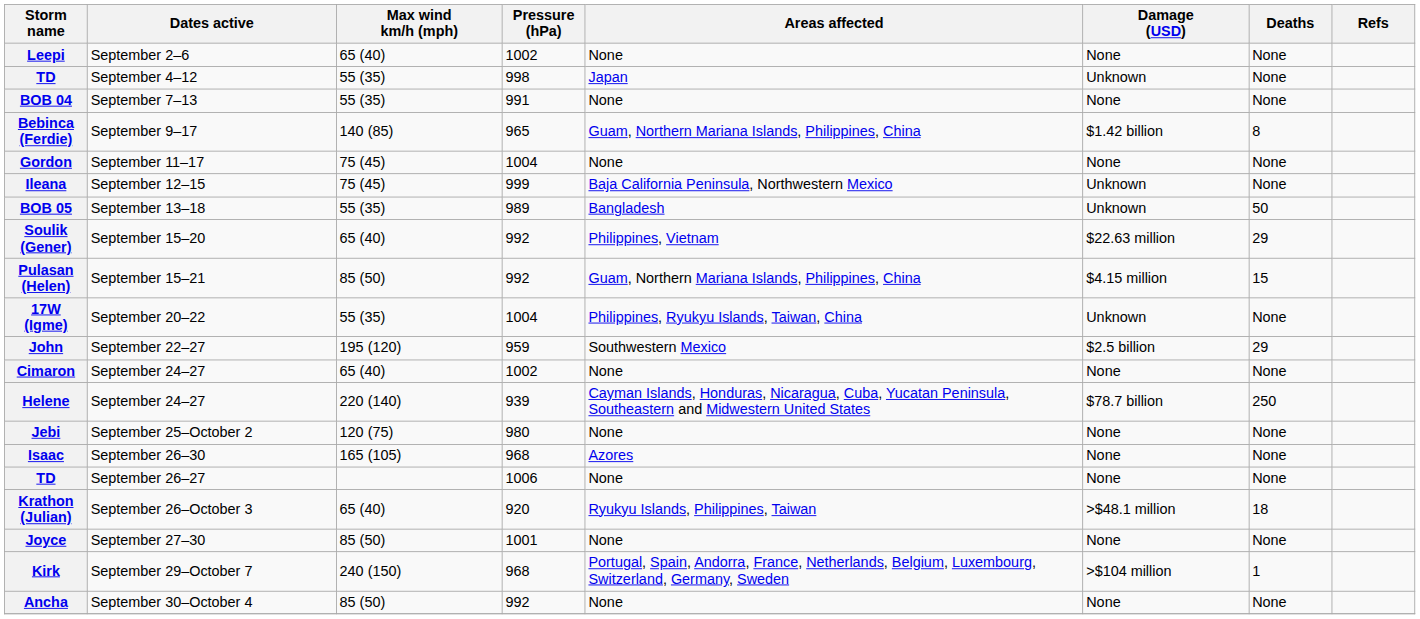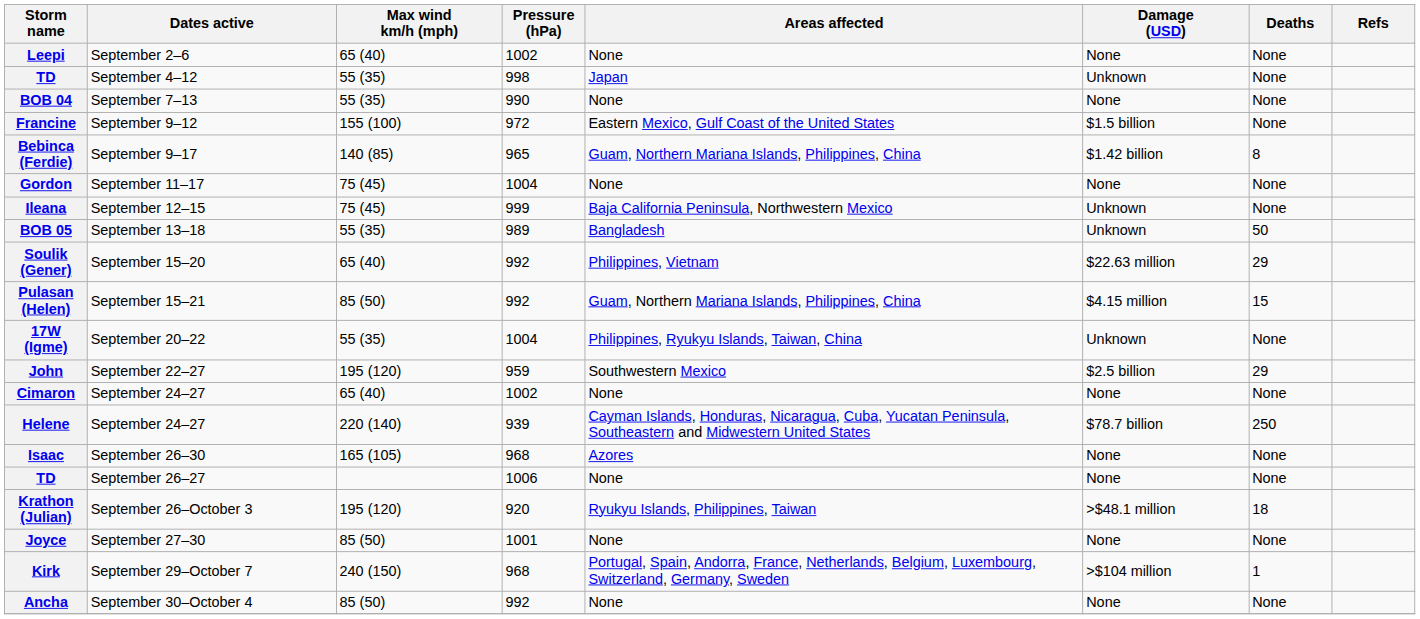(518, 100) 991 -> (518, 100) 990
+ row: (46, 123)
- row: (46, 432)
(362, 509) 65 (40) -> (370, 509) 195 (120)
